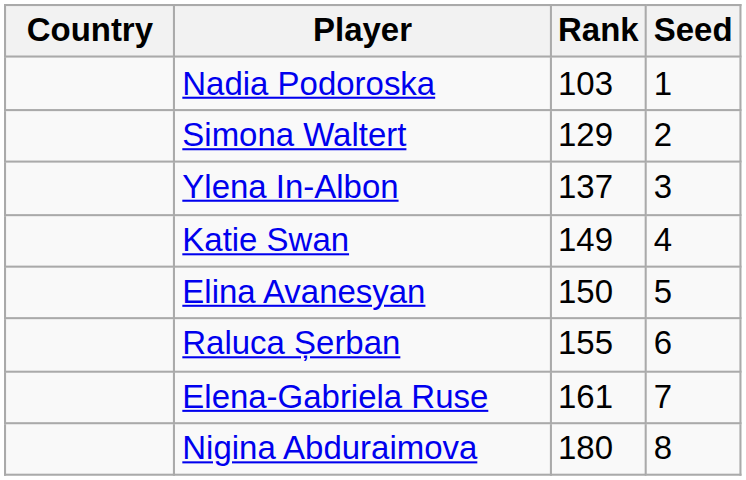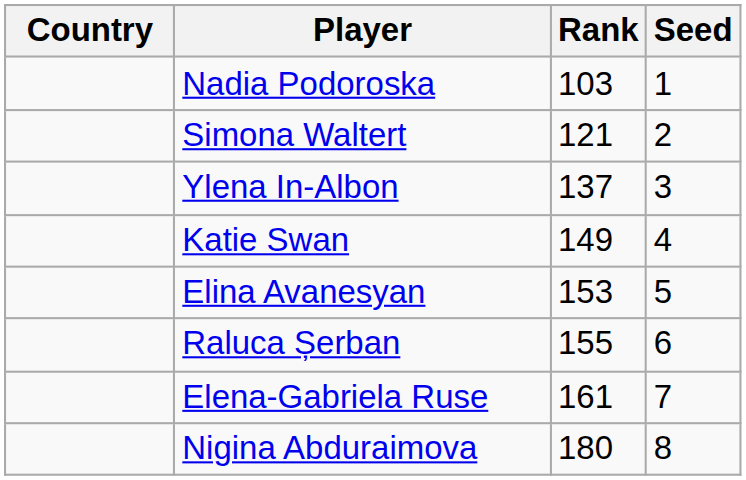(586, 135) 129 -> (586, 135) 121
(586, 291) 150 -> (586, 291) 153
